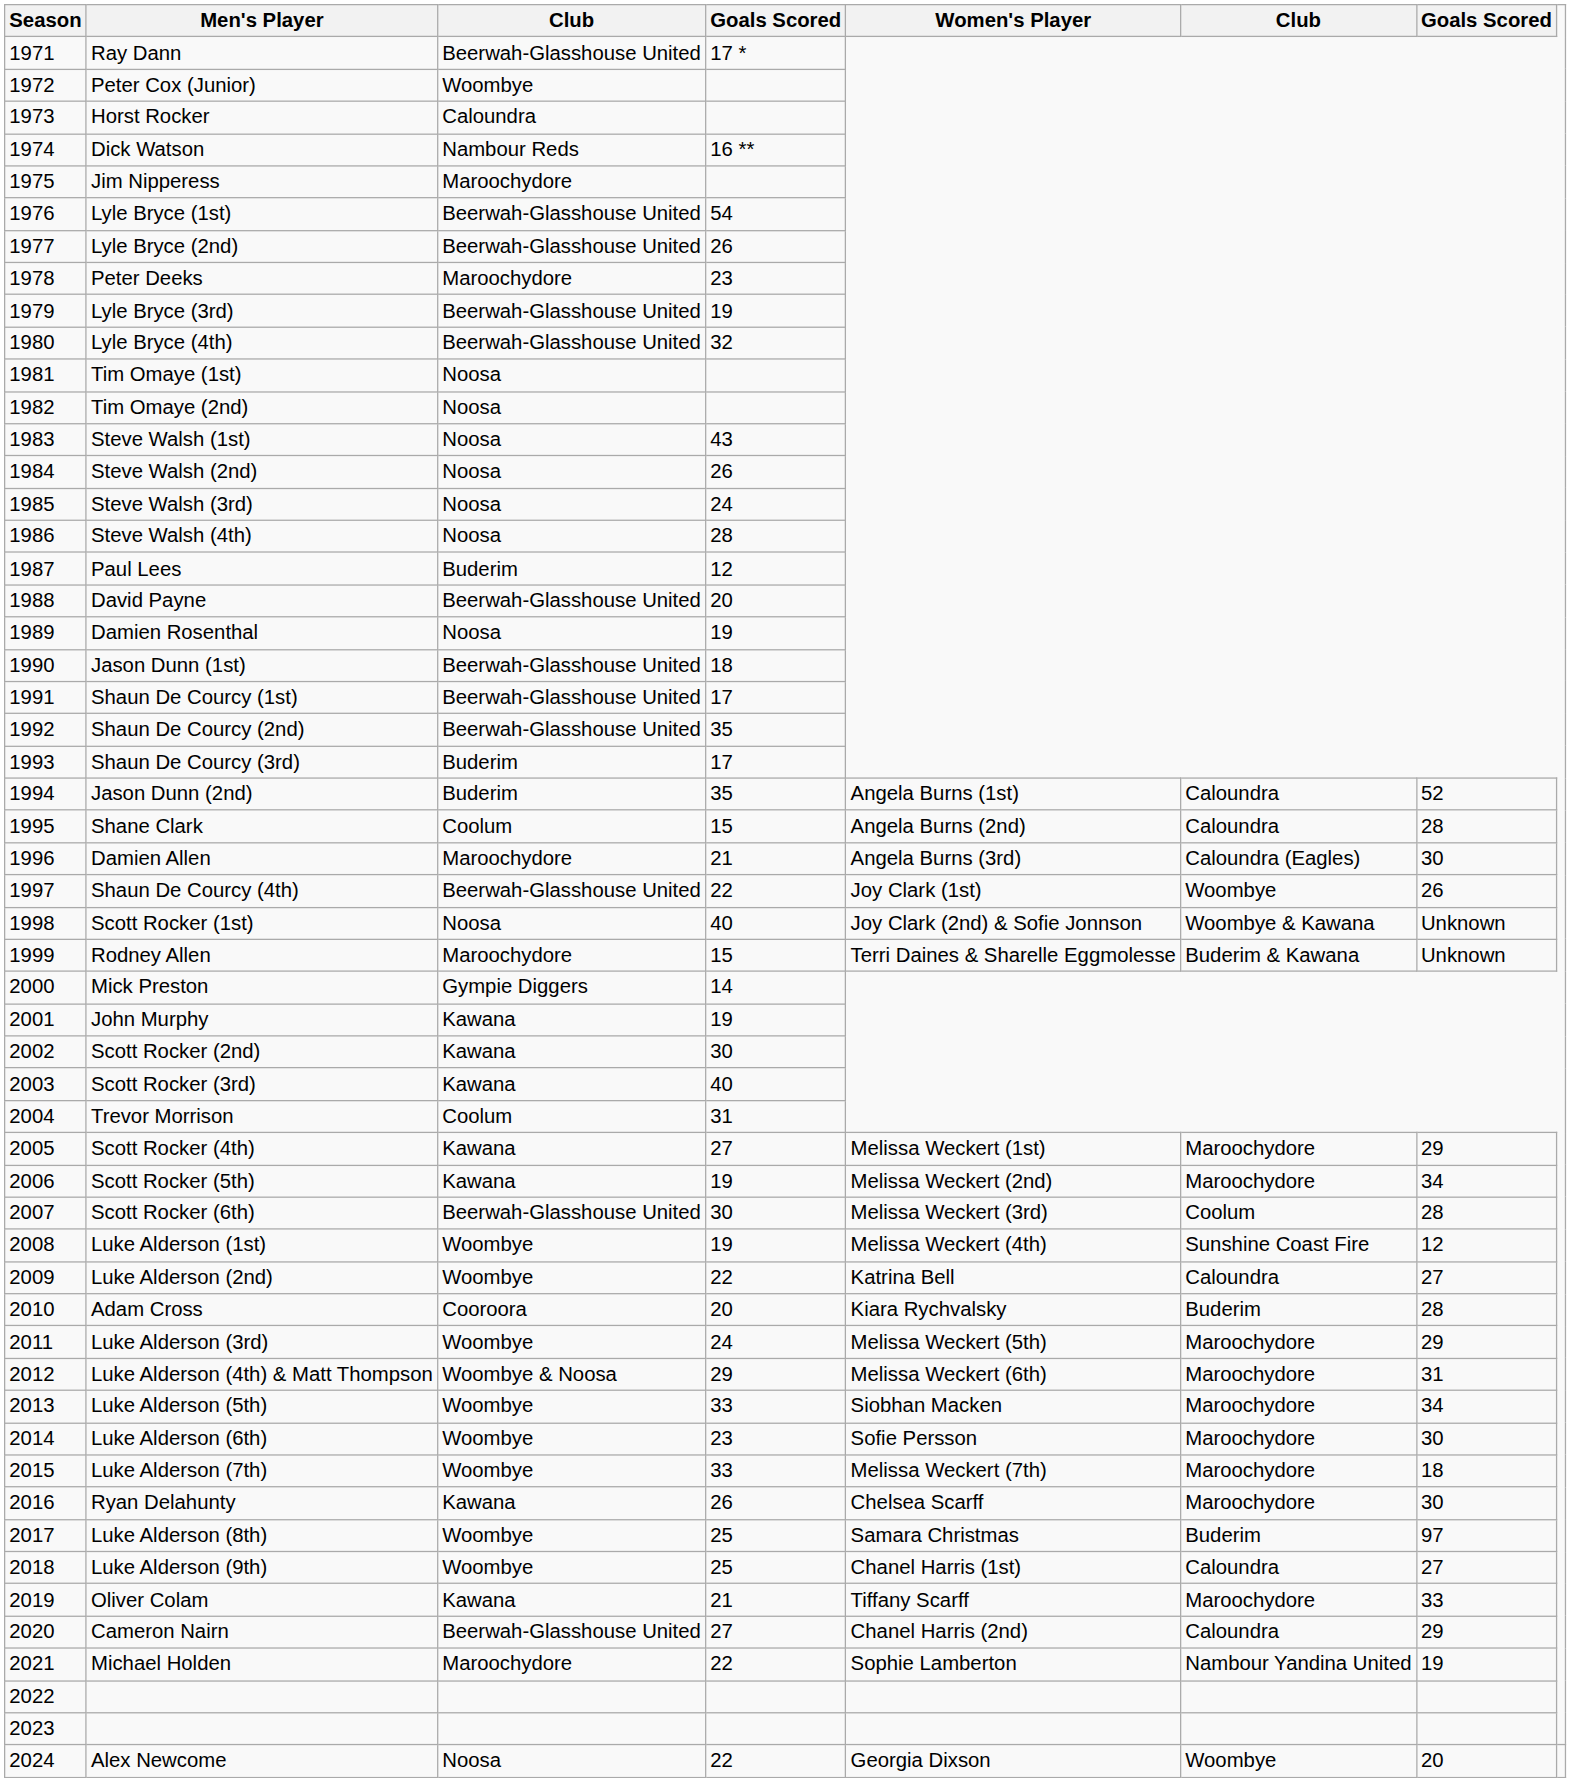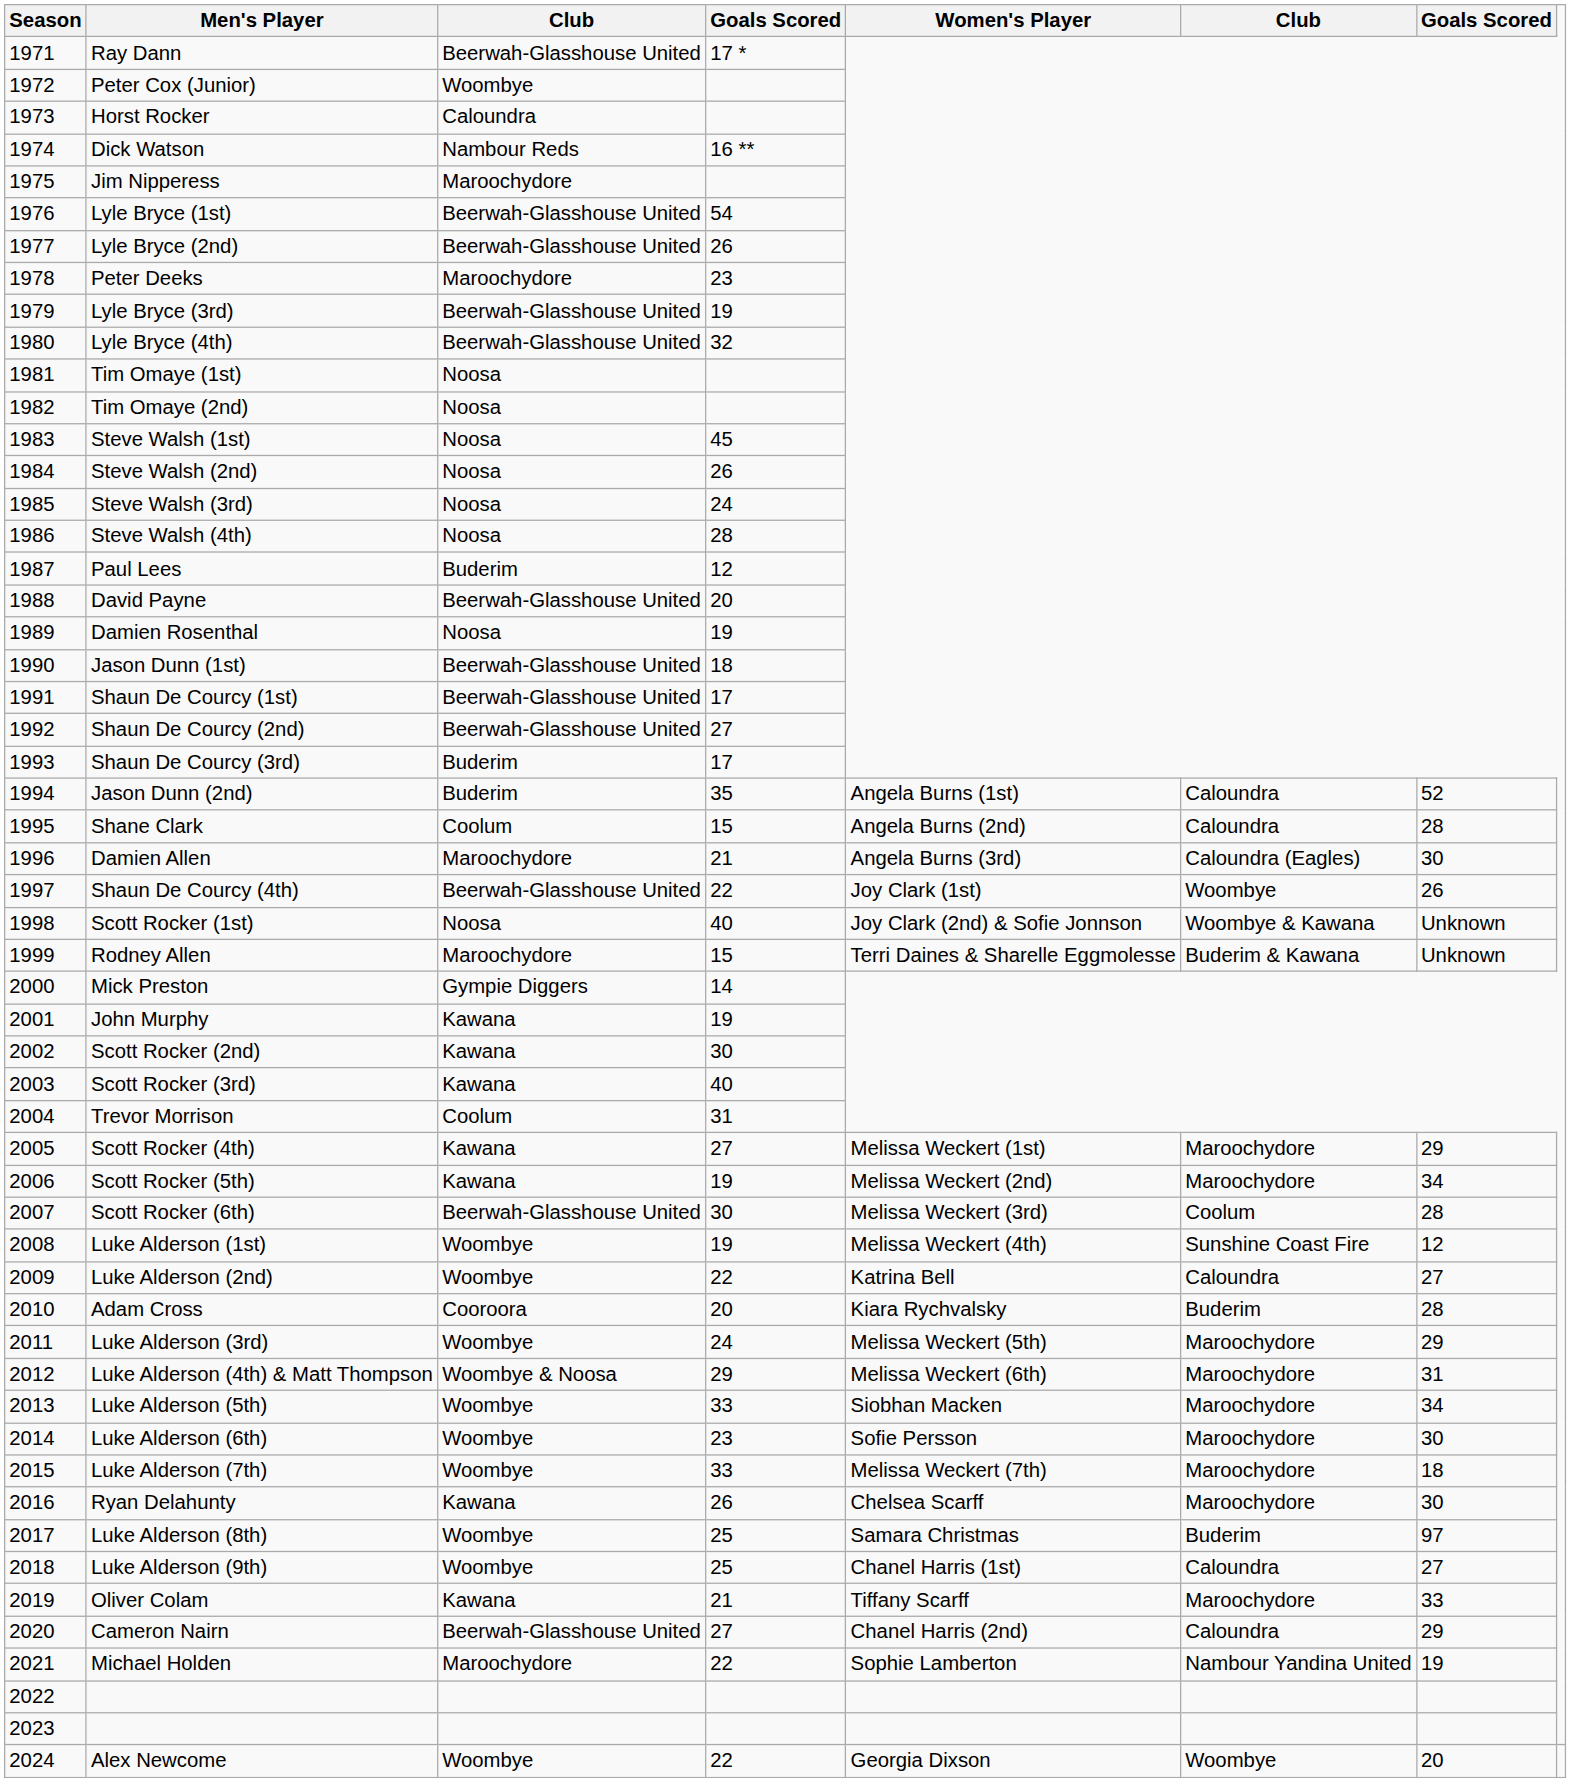(722, 439) 43 -> (722, 439) 45
(722, 729) 35 -> (722, 729) 27
(472, 1760) Noosa -> (488, 1760) Woombye
